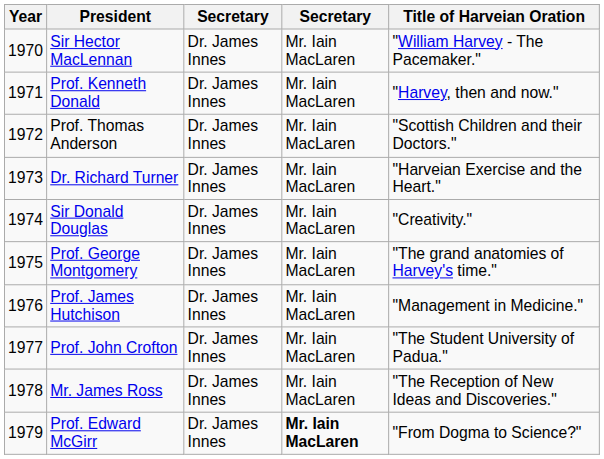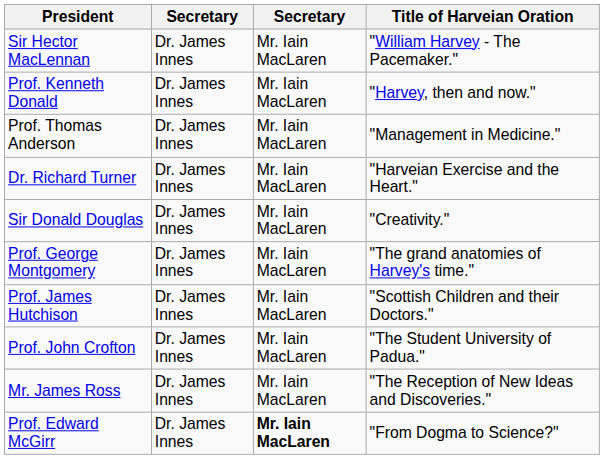- column: (26, 16)
(487, 135) "Scottish Children and their Doctors." -> (465, 135) "Management in Medicine."
(488, 305) "Management in Medicine." -> (464, 305) "Scottish Children and their Doctors."
